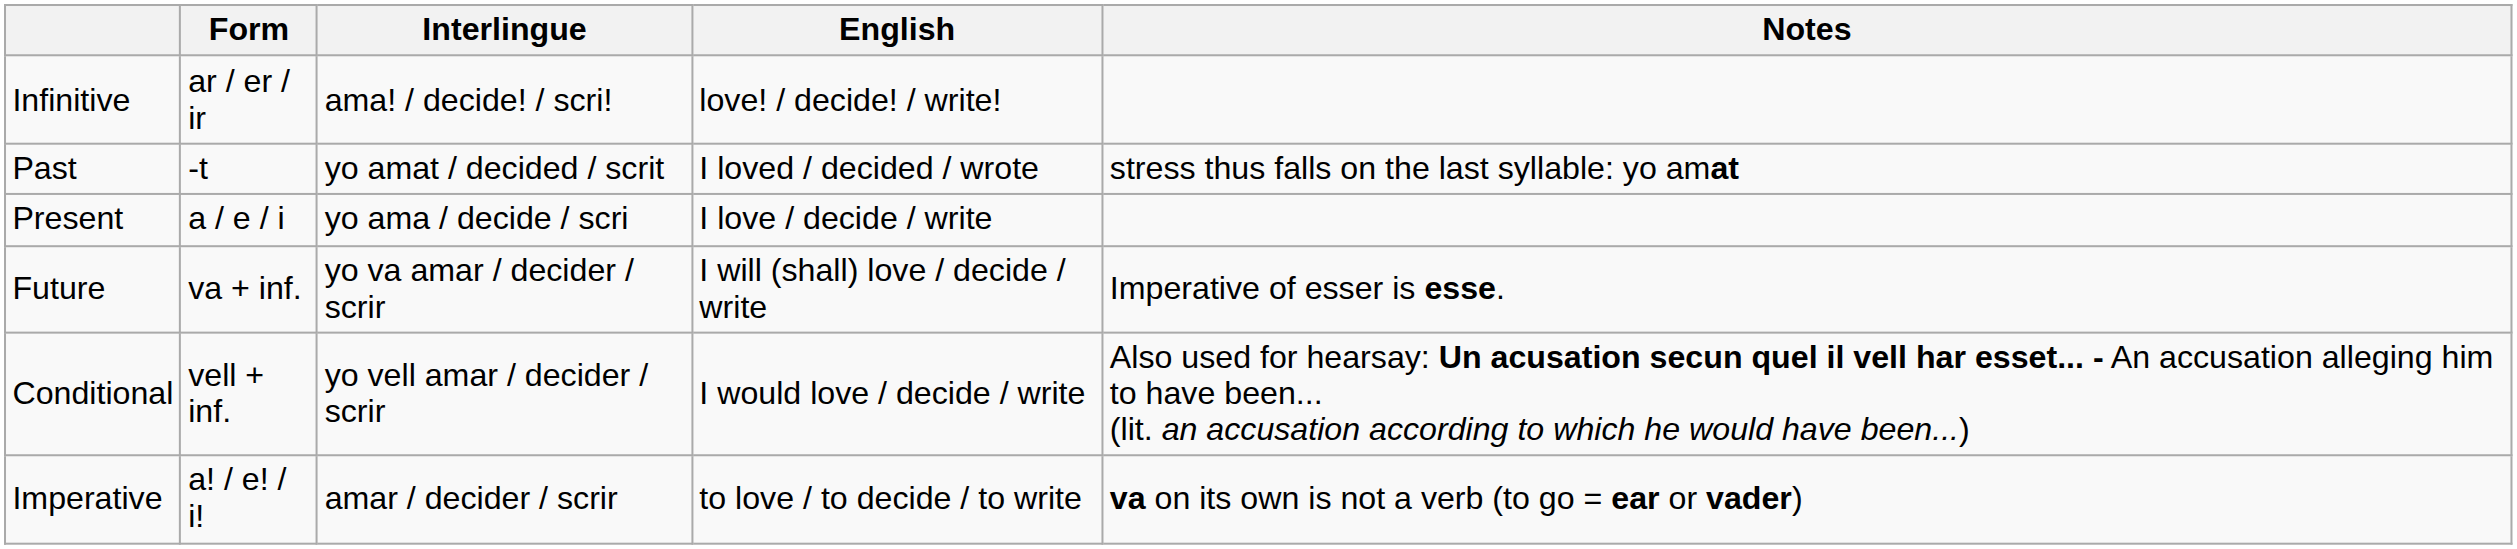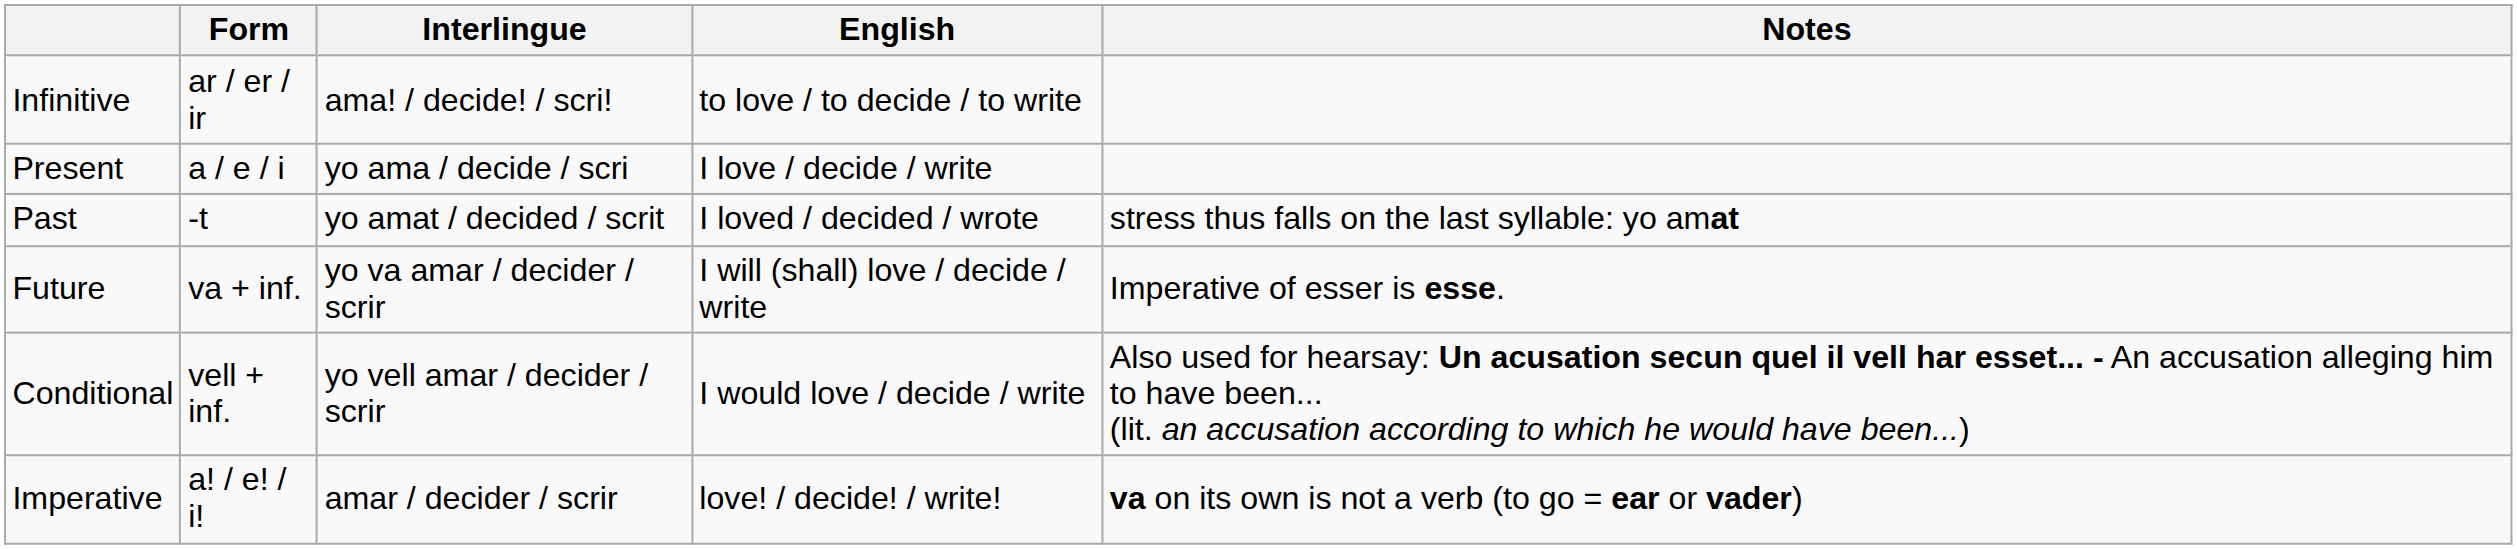(850, 99) love! / decide! / write! -> (891, 99) to love / to decide / to write
rows swapped: (68, 219) <-> (45, 168)
(891, 498) to love / to decide / to write -> (850, 498) love! / decide! / write!
